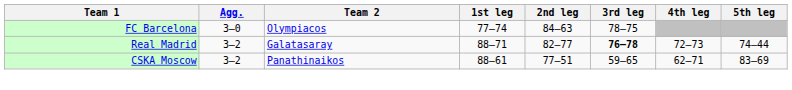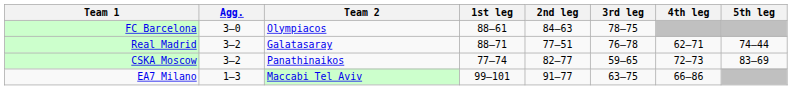(492, 29) 77–74 -> (492, 29) 88–61
(558, 45) 82–77 -> (558, 45) 77–51
(623, 45) bold -> (623, 45) normal
(689, 45) 72–73 -> (689, 45) 62–71
(492, 61) 88–61 -> (492, 61) 77–74
(558, 61) 77–51 -> (558, 61) 82–77
(689, 61) 62–71 -> (689, 61) 72–73
+ row: (167, 77)
